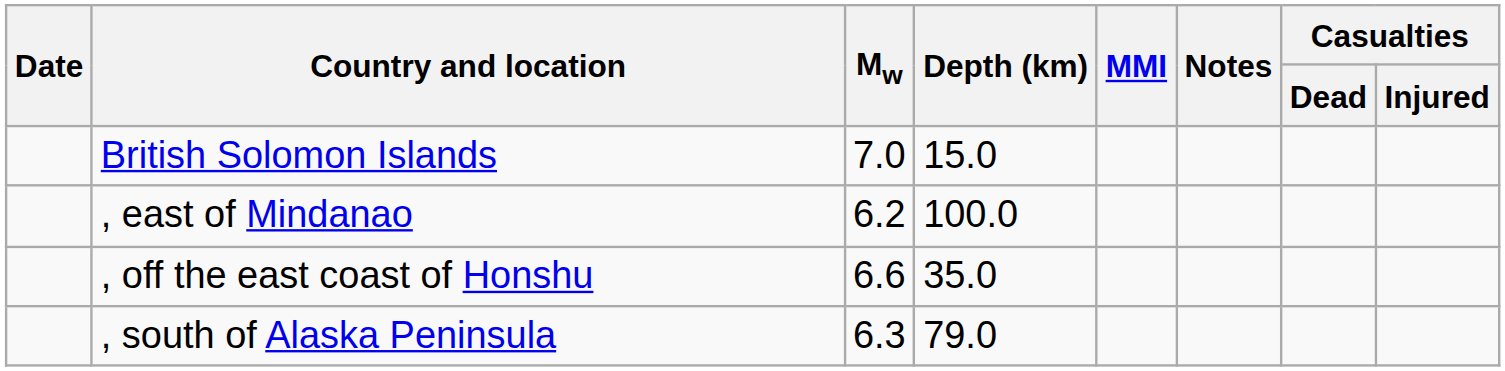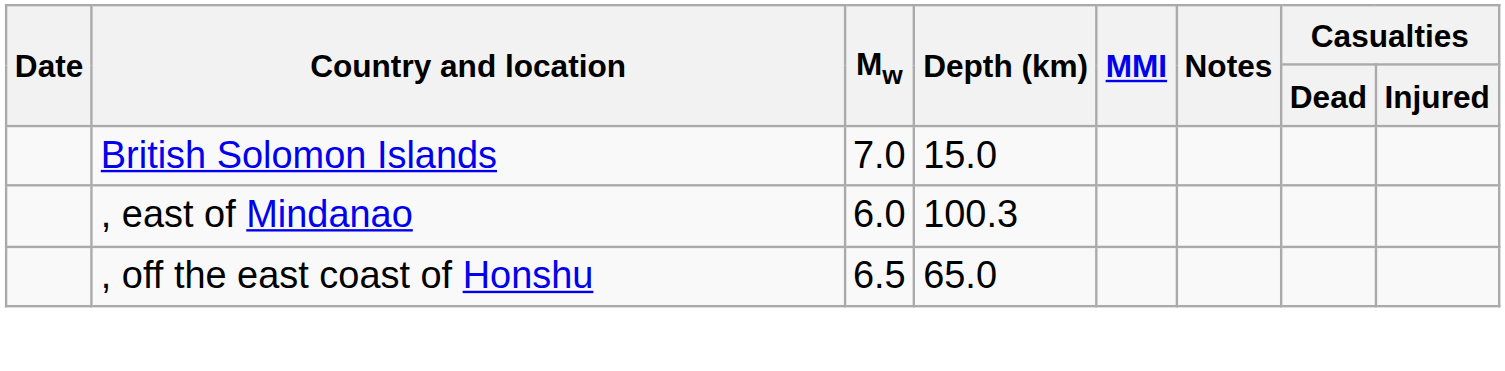(879, 214) 6.2 -> (879, 214) 6.0
(971, 214) 100.0 -> (971, 214) 100.3
(879, 275) 6.6 -> (879, 275) 6.5
(960, 275) 35.0 -> (960, 275) 65.0
- row: (328, 335)
